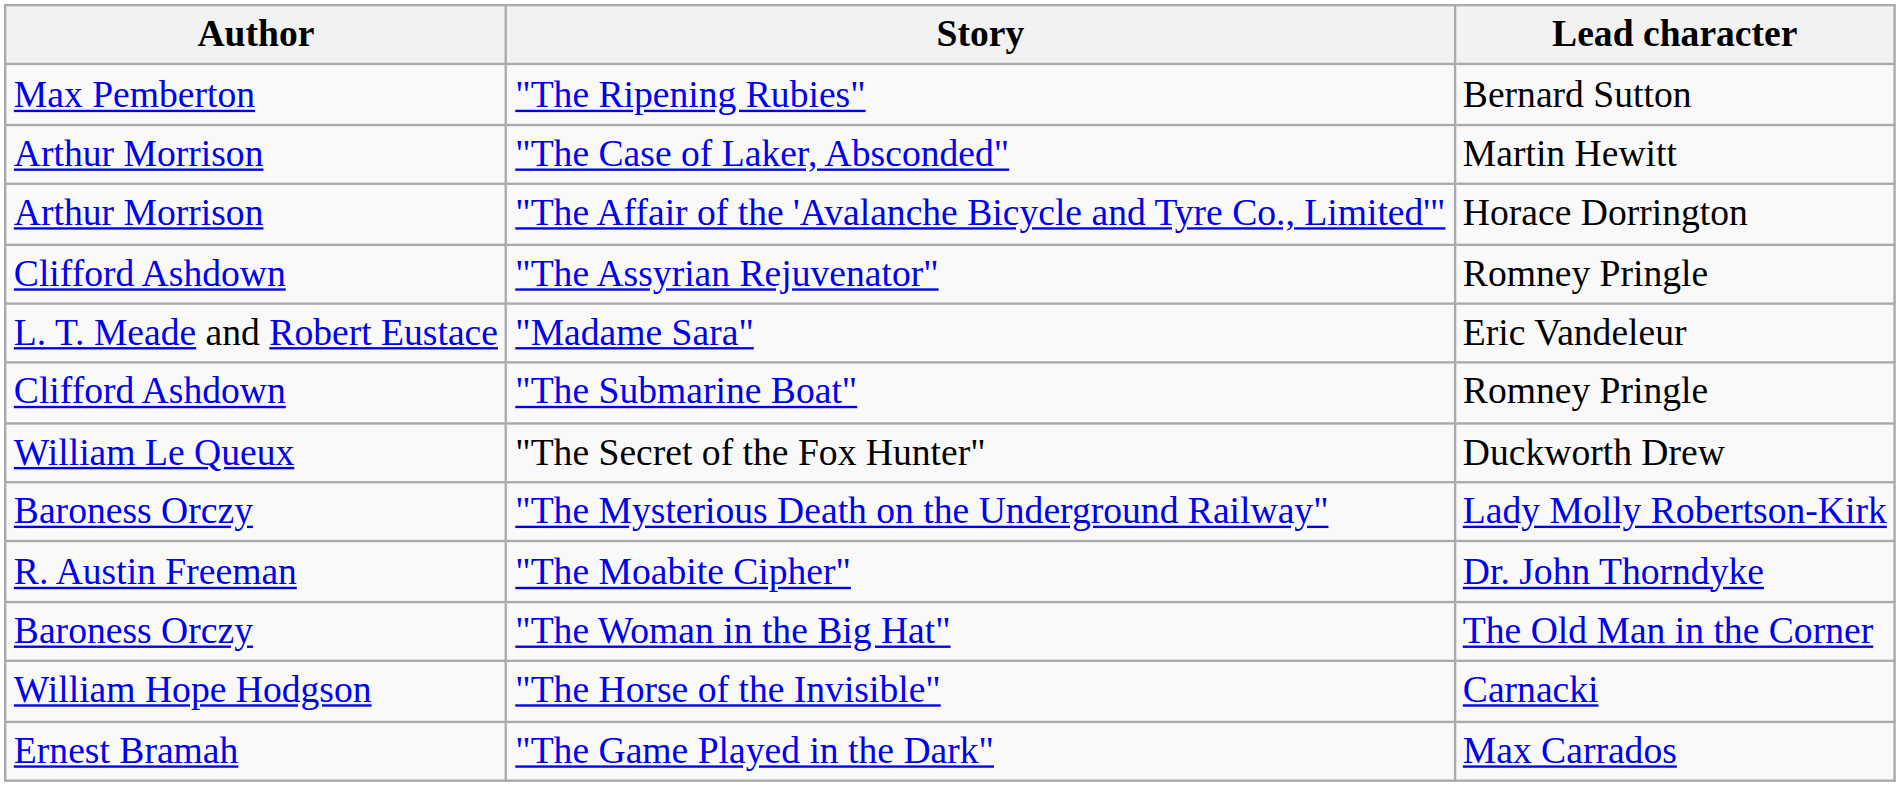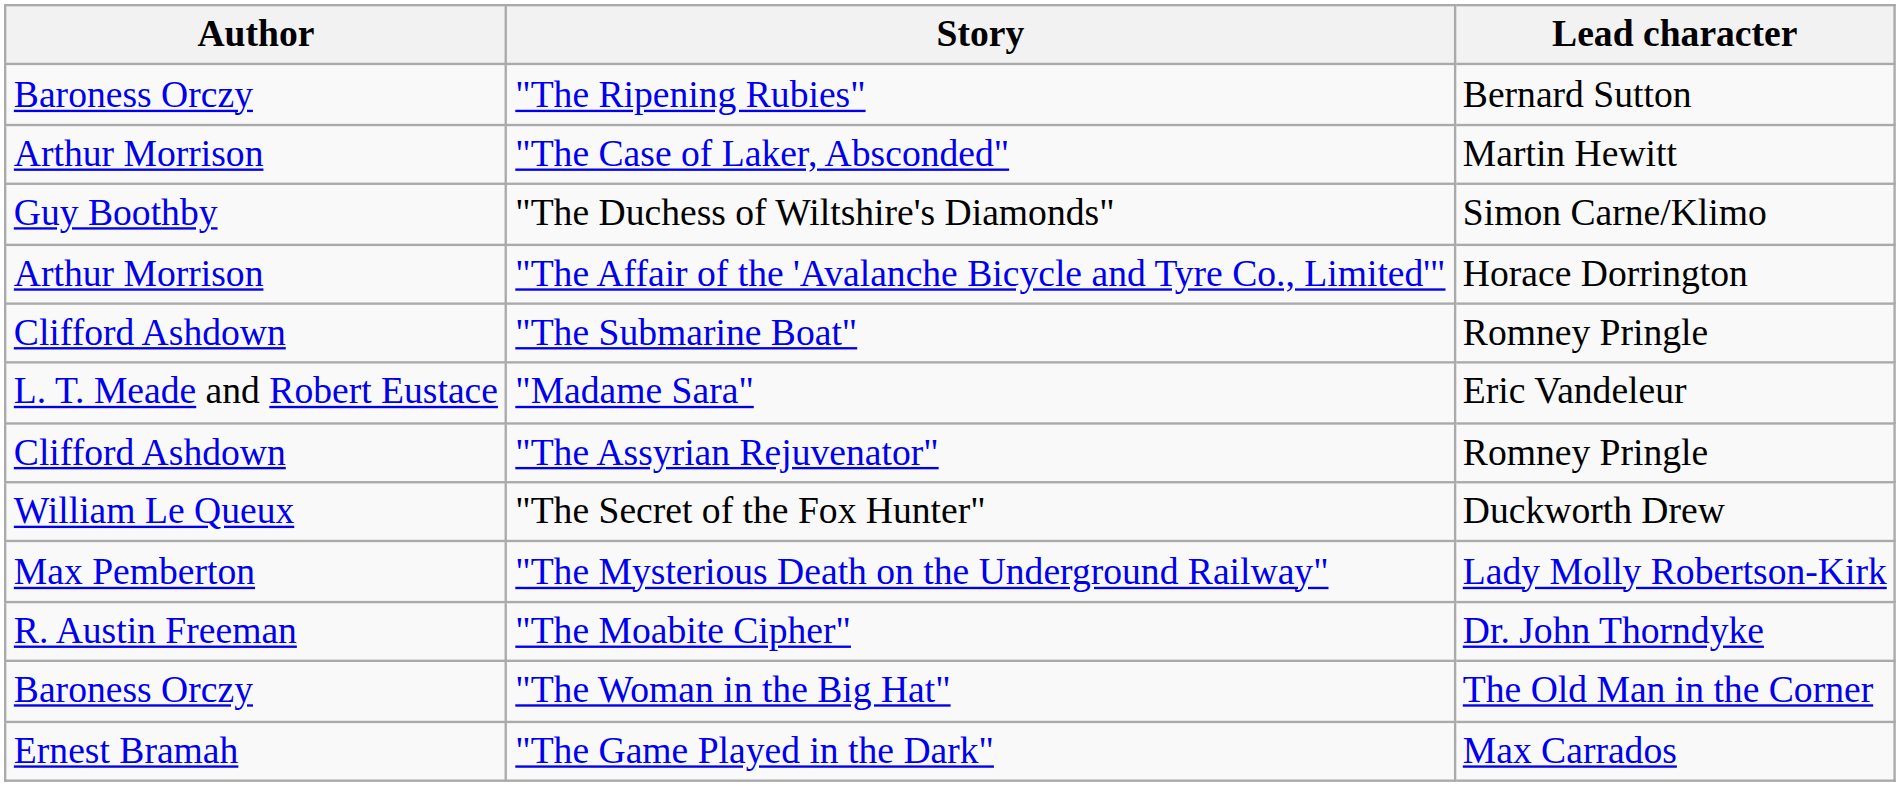(134, 93) Max Pemberton -> (133, 93) Baroness Orczy
+ row: (815, 213)
rows swapped: (727, 272) <-> (686, 392)
(133, 511) Baroness Orczy -> (134, 570) Max Pemberton
- row: (728, 690)
